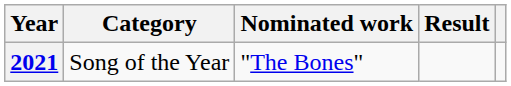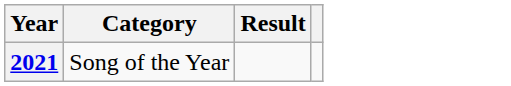- column: (327, 23)
